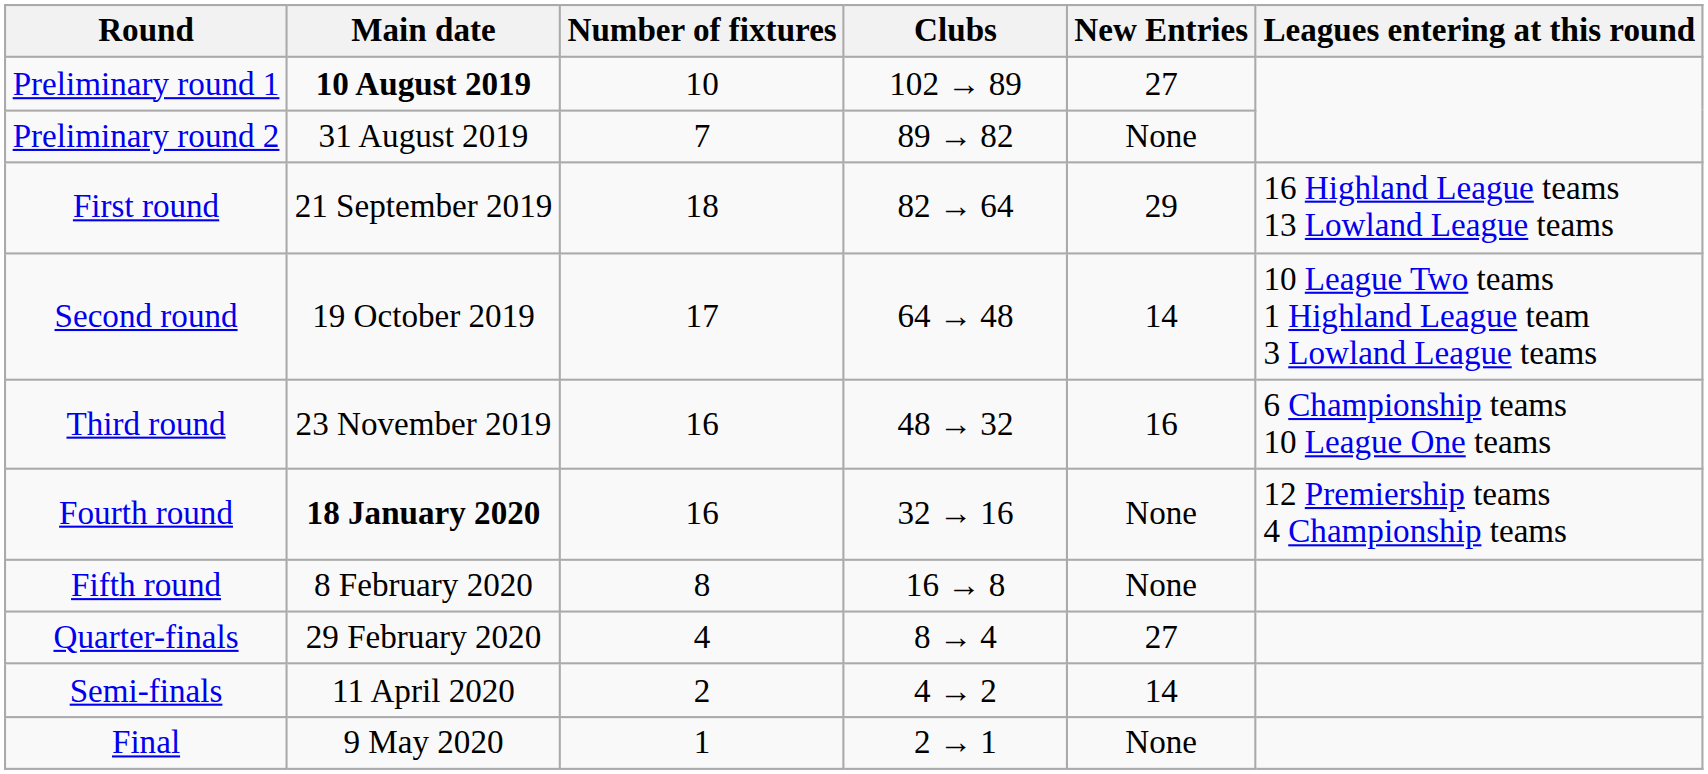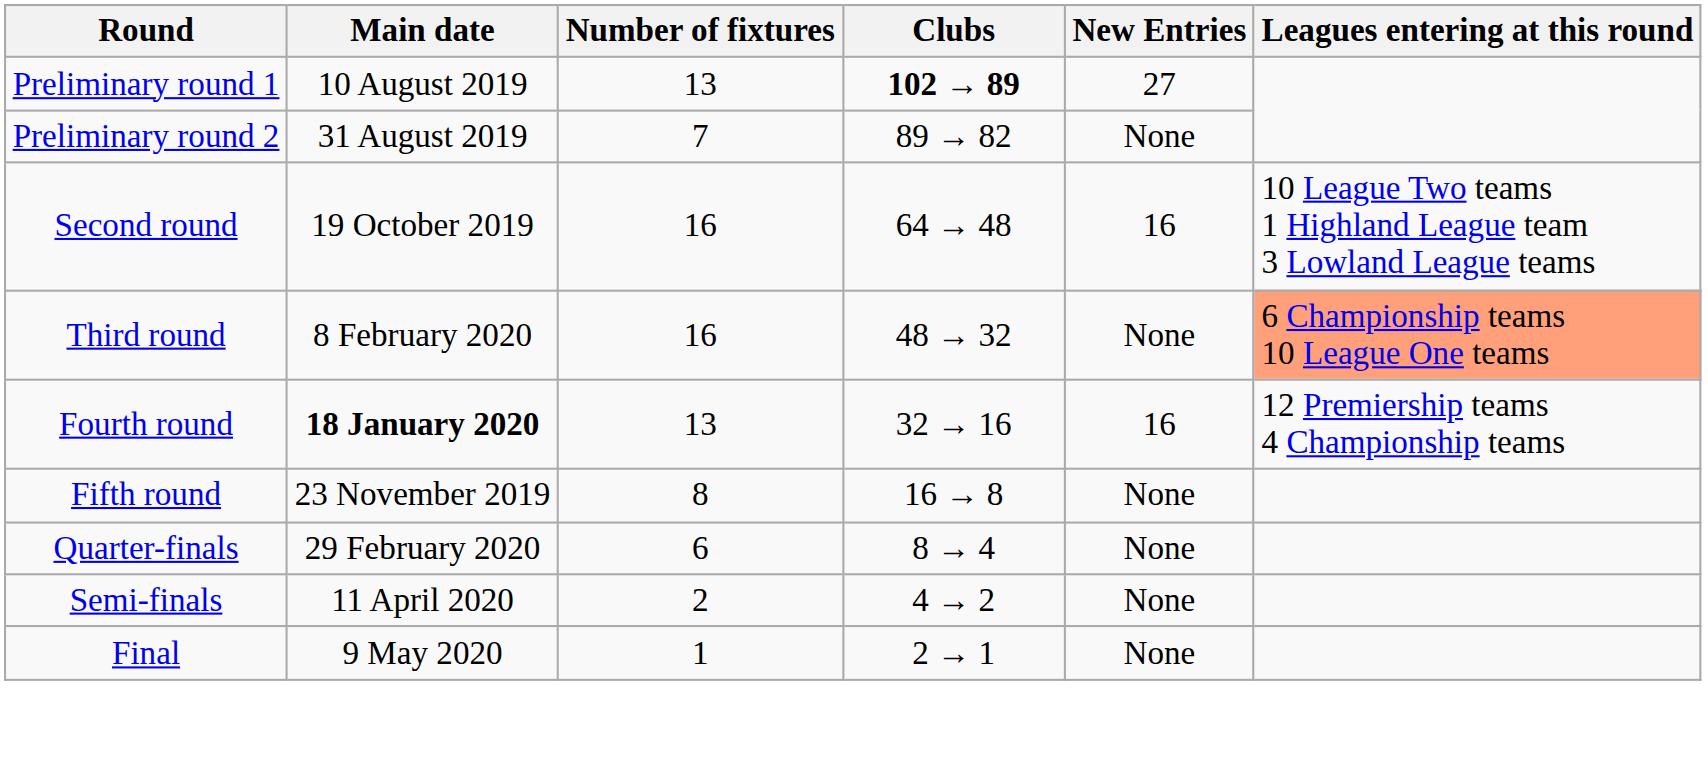(423, 83) bold -> (423, 83) normal
(702, 83) 10 -> (700, 83) 13
(956, 83) normal -> (954, 83) bold
- row: (146, 206)
(702, 315) 17 -> (700, 225) 16
(1161, 315) 14 -> (1159, 225) 16
(423, 423) 23 November 2019 -> (423, 334) 8 February 2020
(1161, 423) 16 -> (1159, 334) None
(1415, 423) no background -> (1413, 334) lightsalmon background
(702, 513) 16 -> (700, 423) 13
(1161, 513) None -> (1159, 423) 16
(423, 584) 8 February 2020 -> (423, 494) 23 November 2019
(702, 637) 4 -> (700, 547) 6
(1161, 637) 27 -> (1159, 547) None
(1161, 689) 14 -> (1159, 600) None
